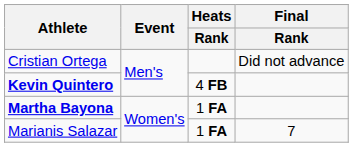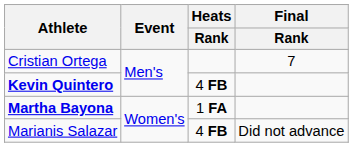(291, 62) Did not advance -> (291, 62) 7
(211, 131) 1 FA -> (211, 131) 4 FB
(291, 131) 7 -> (291, 131) Did not advance
